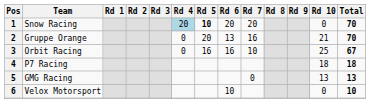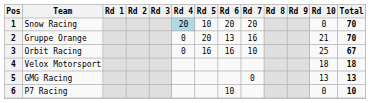(206, 24) bold -> (206, 24) normal
(46, 64) P7 Racing -> (63, 64) Velox Motorsport
(63, 91) Velox Motorsport -> (46, 91) P7 Racing
